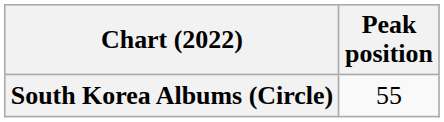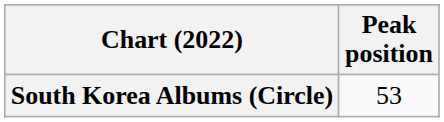(389, 95) 55 -> (389, 95) 53
